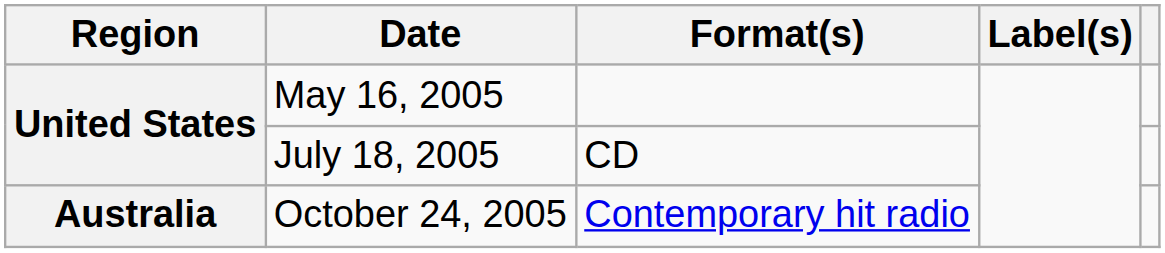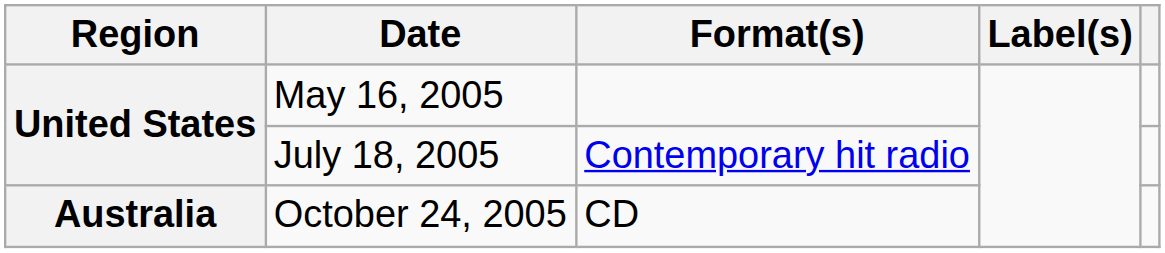(612, 154) CD -> (777, 154) Contemporary hit radio
(777, 214) Contemporary hit radio -> (612, 214) CD
